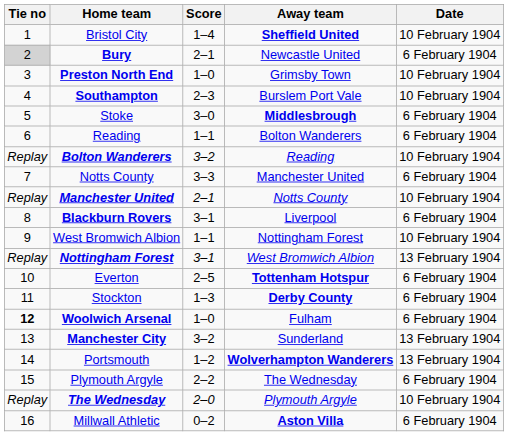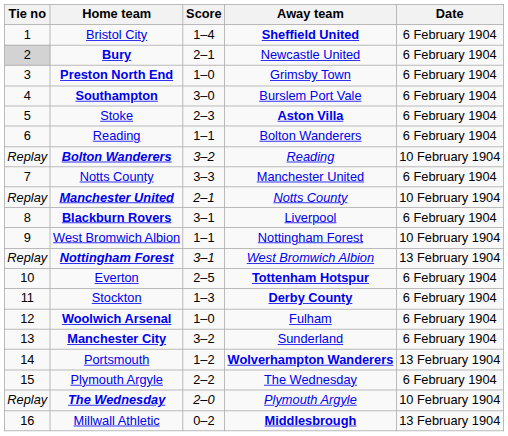(450, 34) 10 February 1904 -> (450, 34) 6 February 1904
(450, 75) 10 February 1904 -> (450, 75) 6 February 1904
(204, 95) 2–3 -> (204, 95) 3–0
(450, 95) 10 February 1904 -> (450, 95) 6 February 1904
(204, 116) 3–0 -> (204, 116) 2–3
(310, 116) Middlesbrough -> (310, 116) Aston Villa
(27, 319) bold -> (27, 319) normal
(450, 339) 13 February 1904 -> (450, 339) 6 February 1904
(310, 420) Aston Villa -> (310, 420) Middlesbrough
(450, 420) 6 February 1904 -> (450, 420) 13 February 1904
